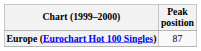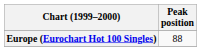(177, 38) 87 -> (177, 38) 88
